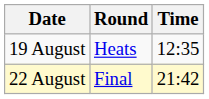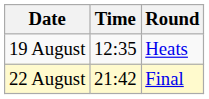columns swapped: (178, 19) <-> (121, 19)
